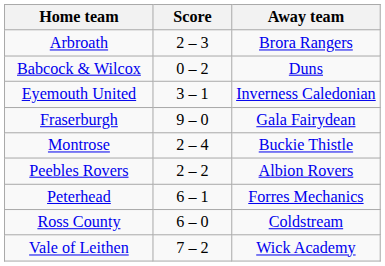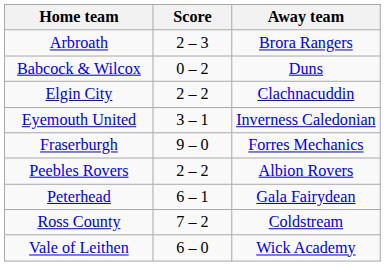+ row: (79, 94)
(306, 119) Gala Fairydean -> (306, 145) Forres Mechanics
- row: (79, 145)
(306, 196) Forres Mechanics -> (306, 196) Gala Fairydean
(192, 222) 6 – 0 -> (192, 222) 7 – 2
(192, 247) 7 – 2 -> (192, 247) 6 – 0
